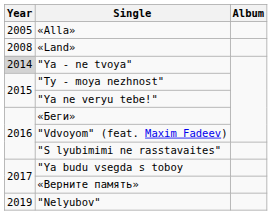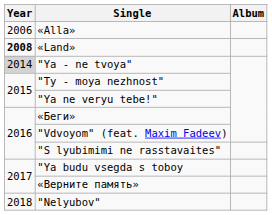(20, 30) 2005 -> (20, 30) 2006
(20, 47) normal -> (20, 47) bold
(20, 202) 2019 -> (20, 202) 2018
